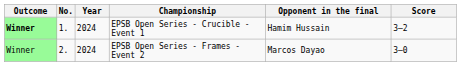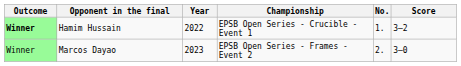columns swapped: (66, 11) <-> (328, 11)
(86, 28) 2024 -> (194, 28) 2022
(86, 50) 2024 -> (194, 50) 2023
